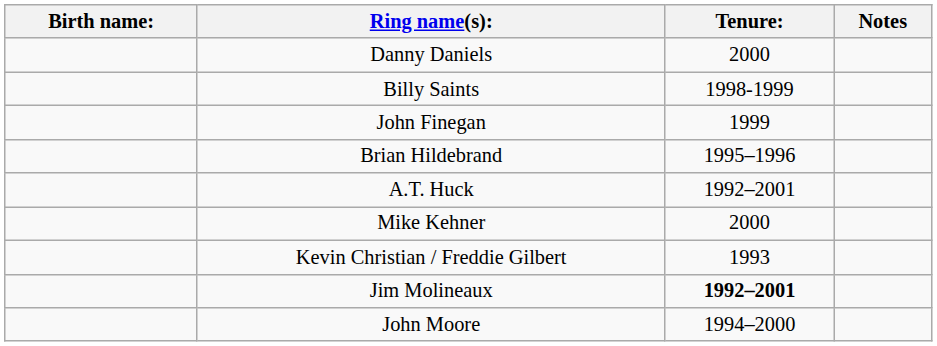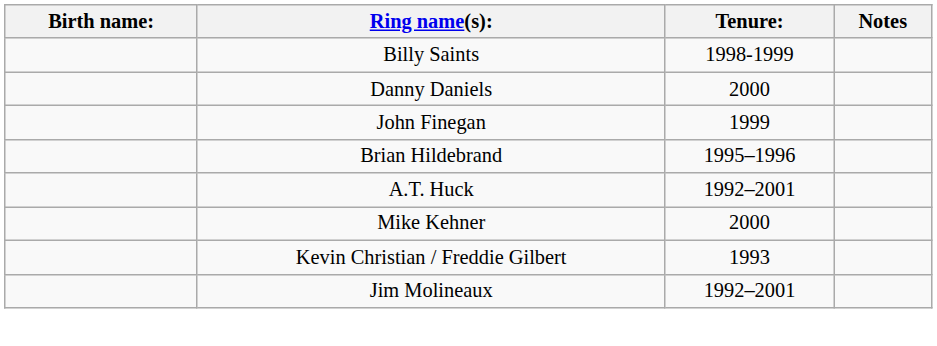rows swapped: (431, 88) <-> (431, 54)
(750, 290) bold -> (750, 290) normal
- row: (431, 323)
